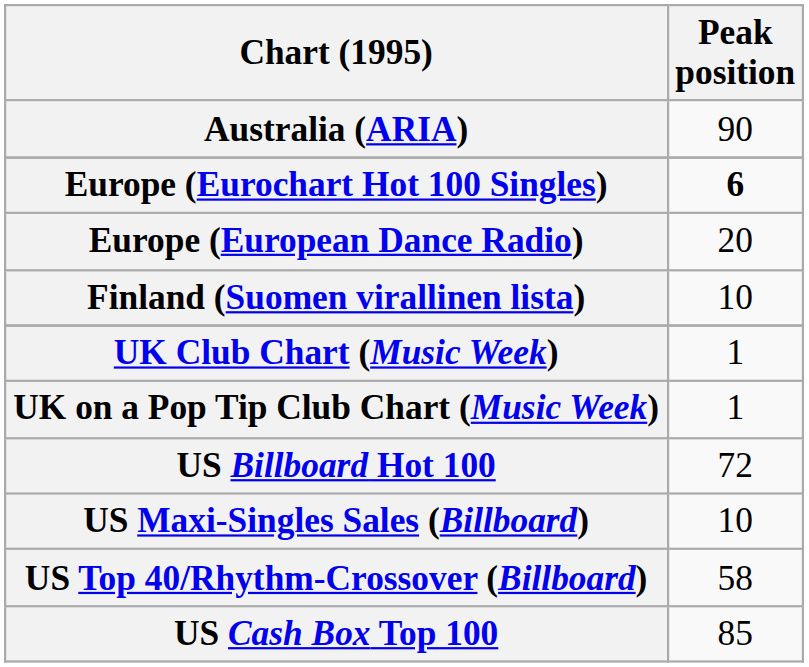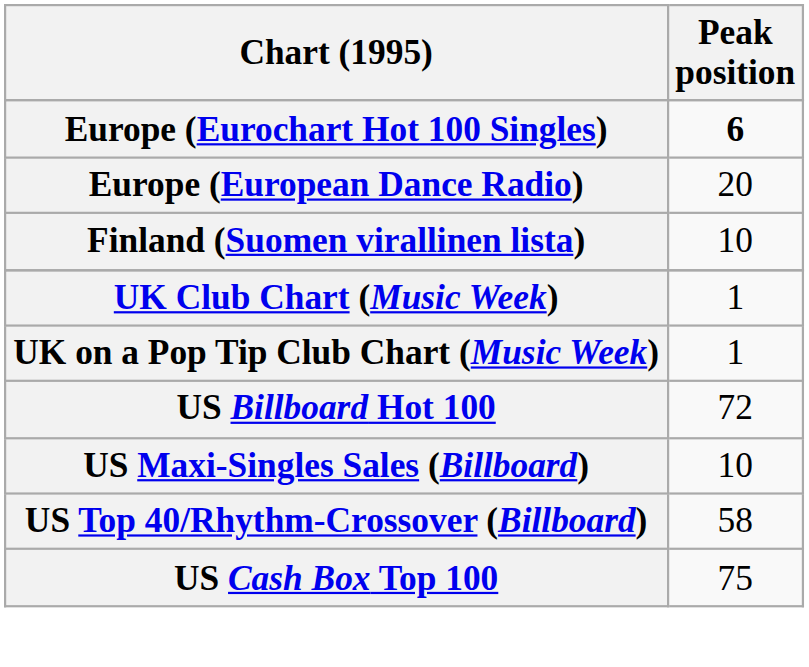- row: (336, 128)
(735, 633) 85 -> (735, 577) 75
